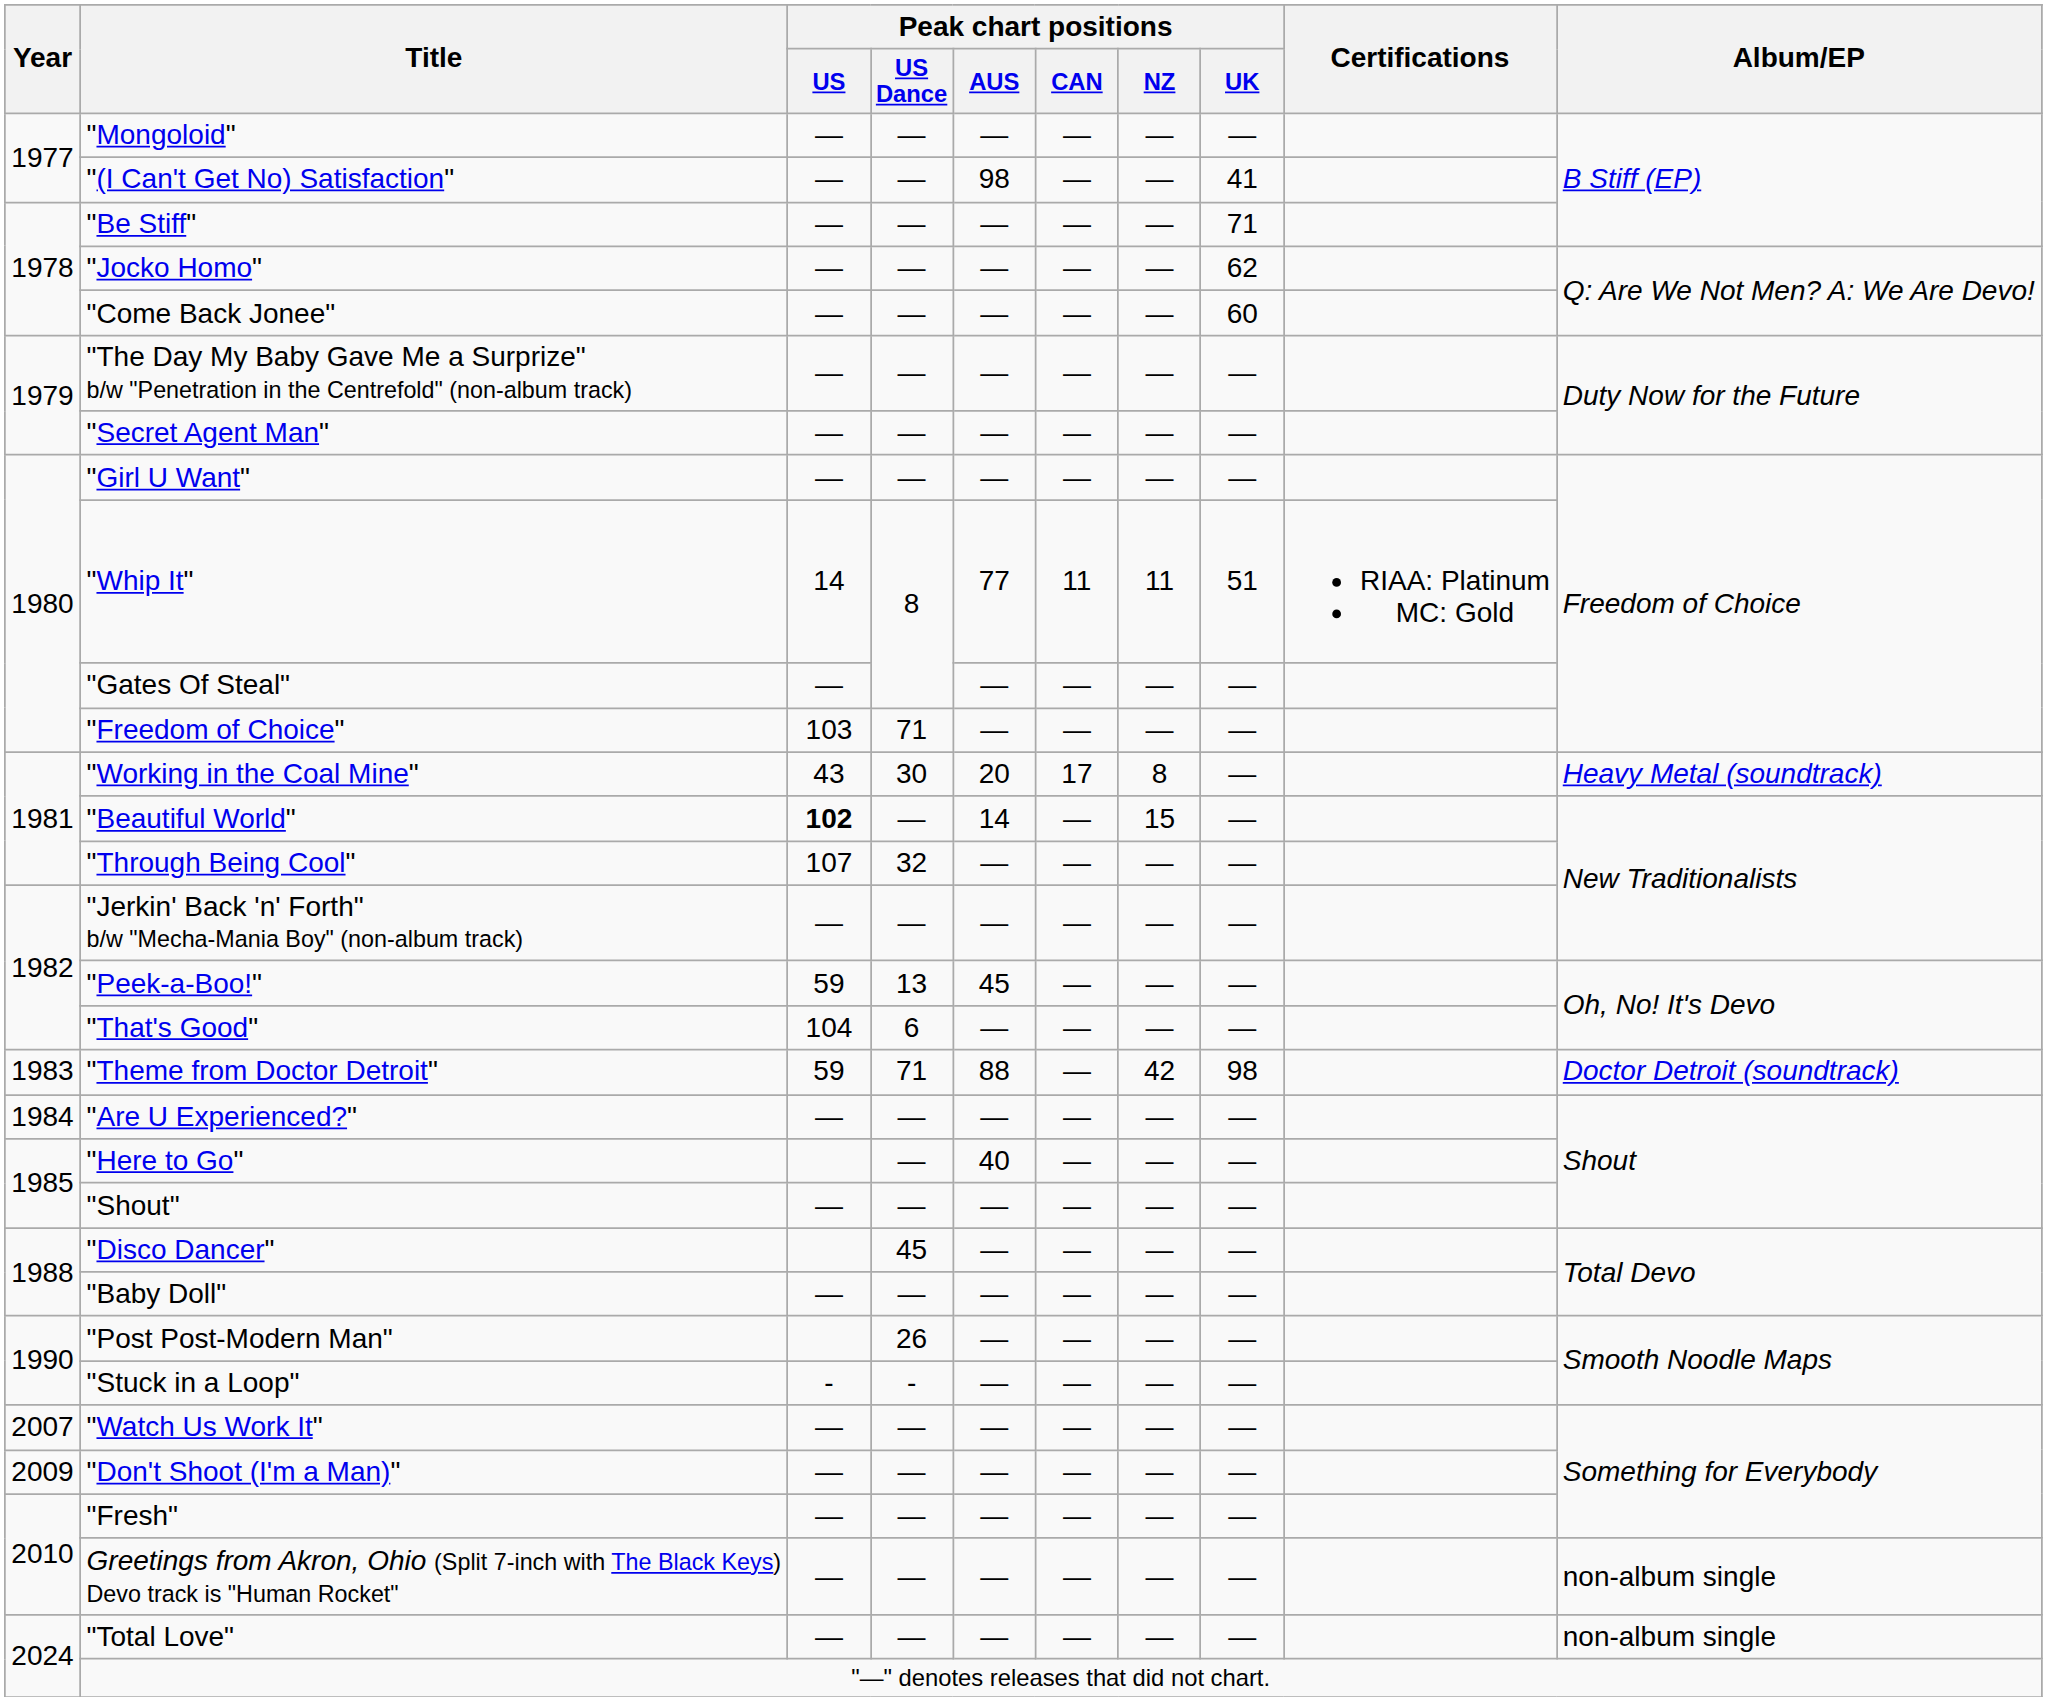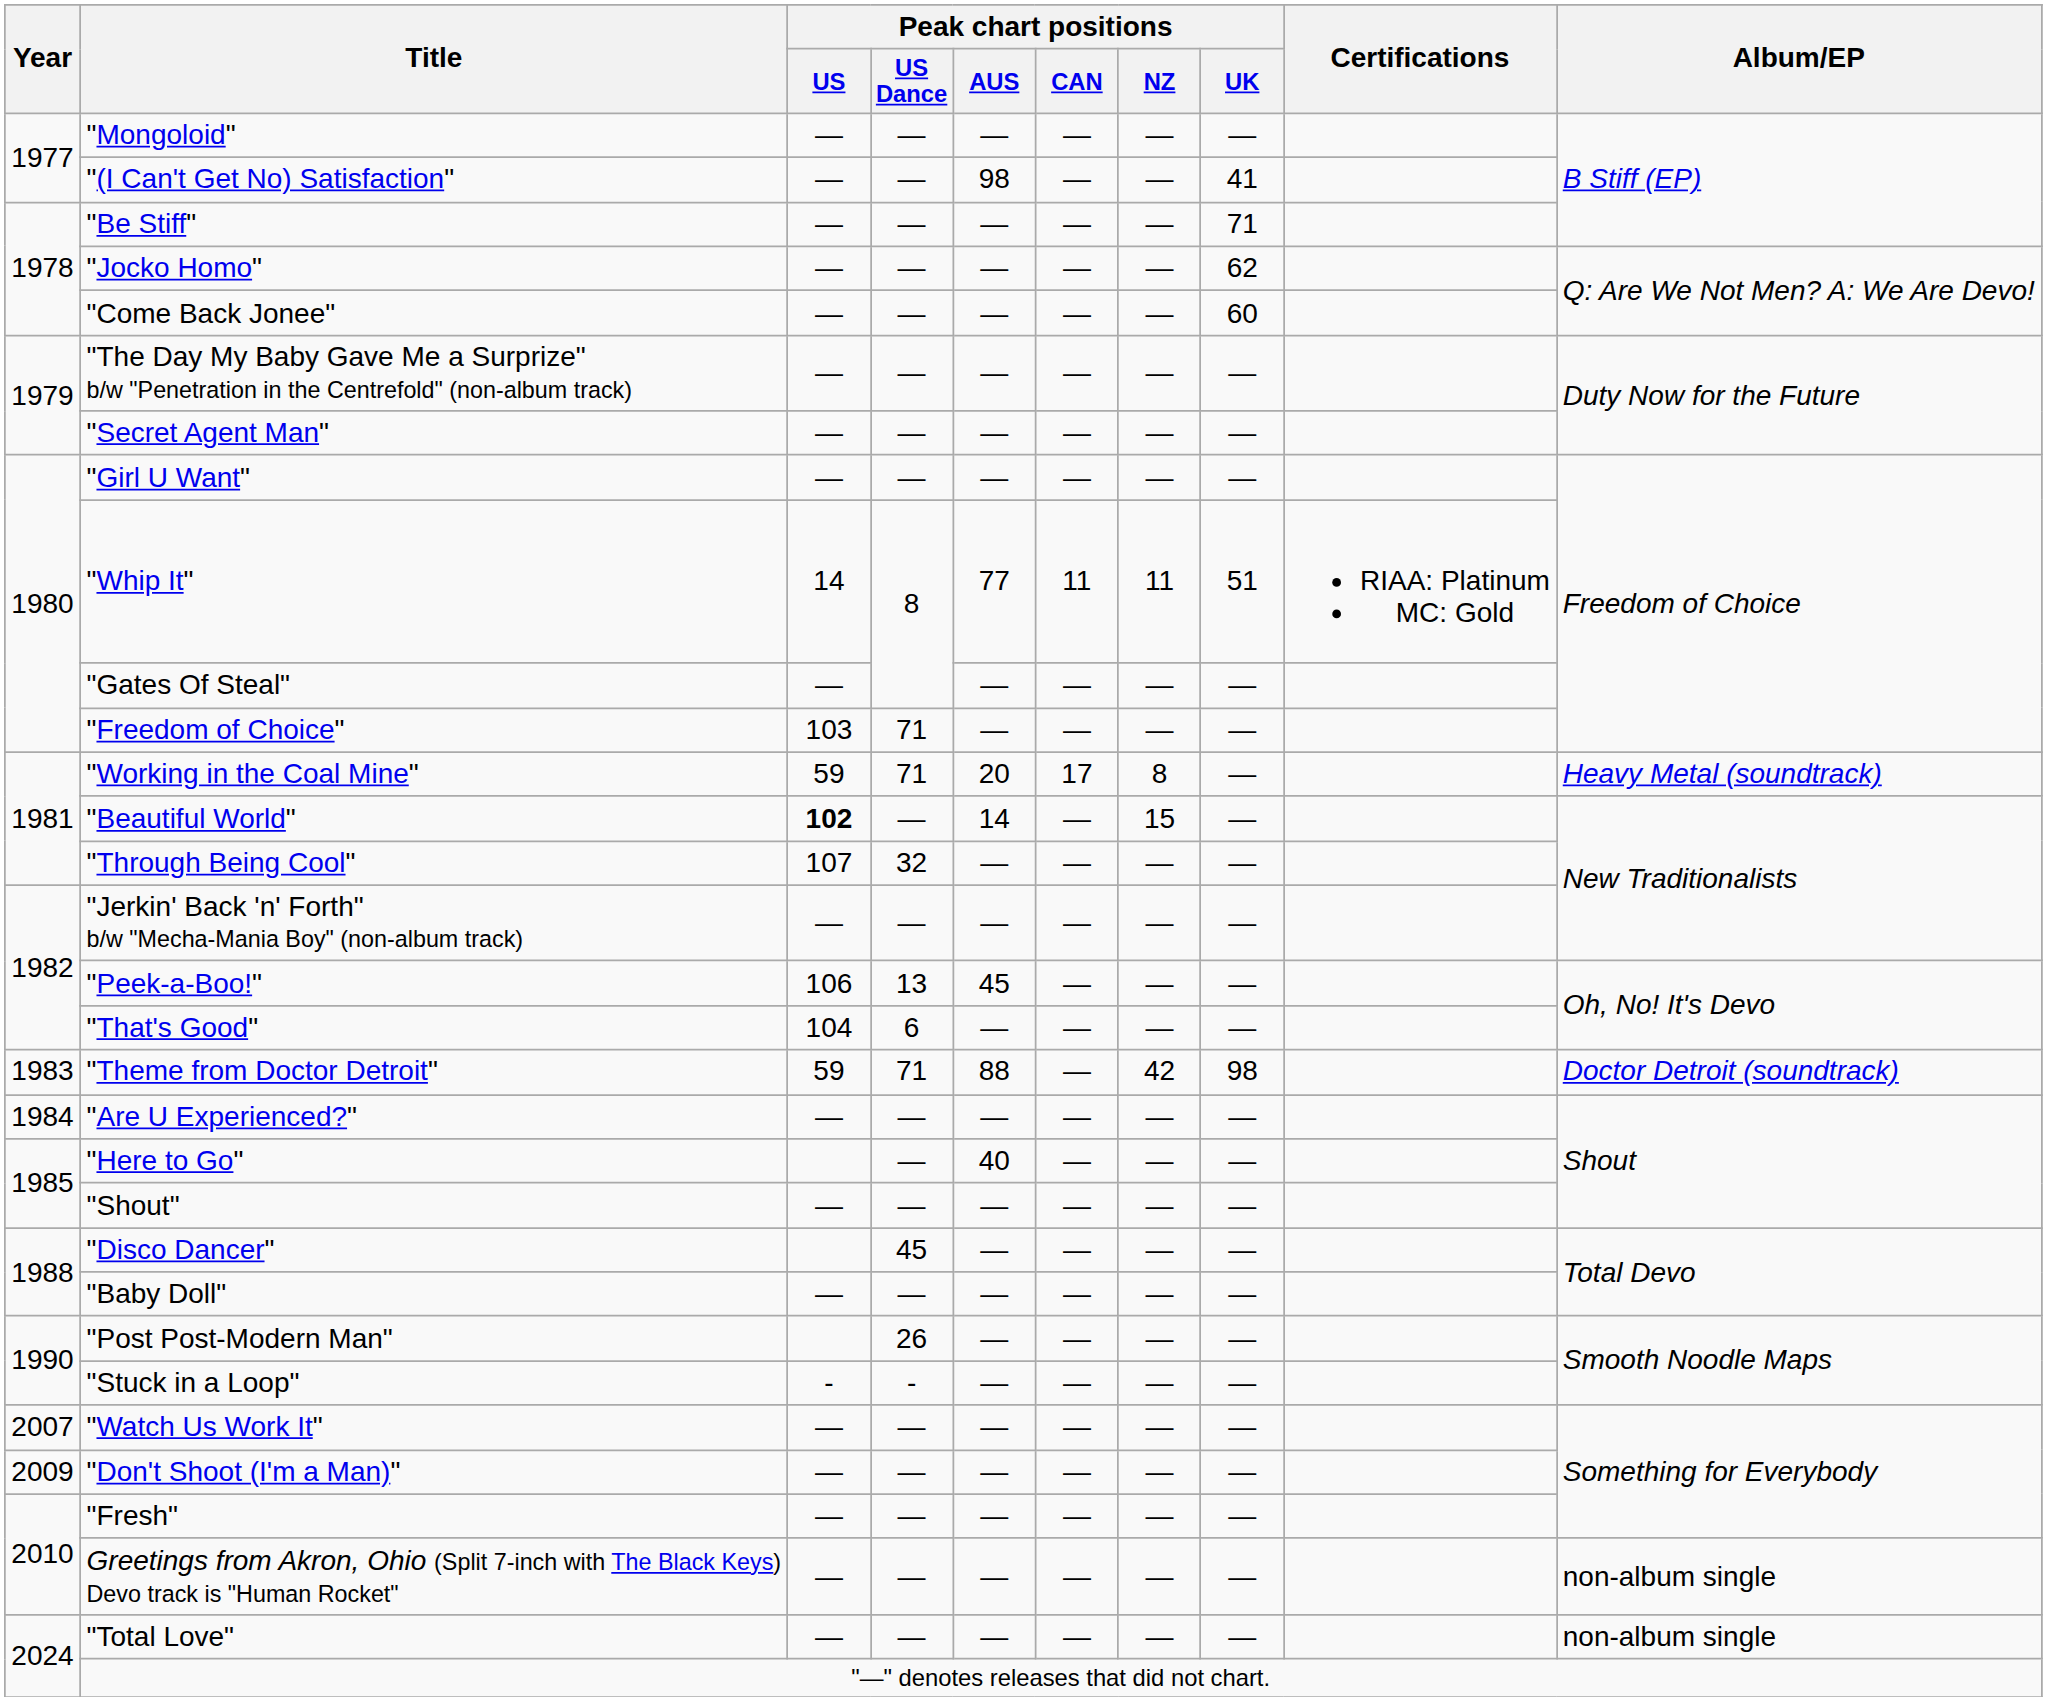(829, 773) 43 -> (829, 773) 59
(912, 773) 30 -> (912, 773) 71
(829, 982) 59 -> (829, 982) 106
